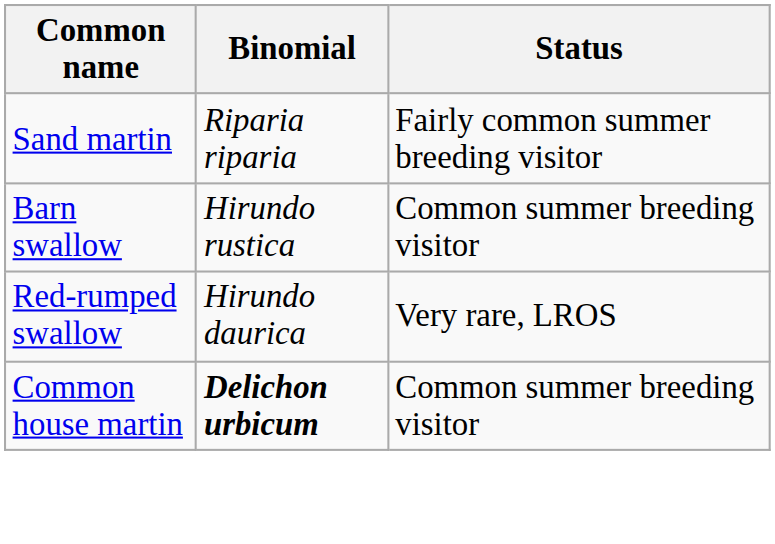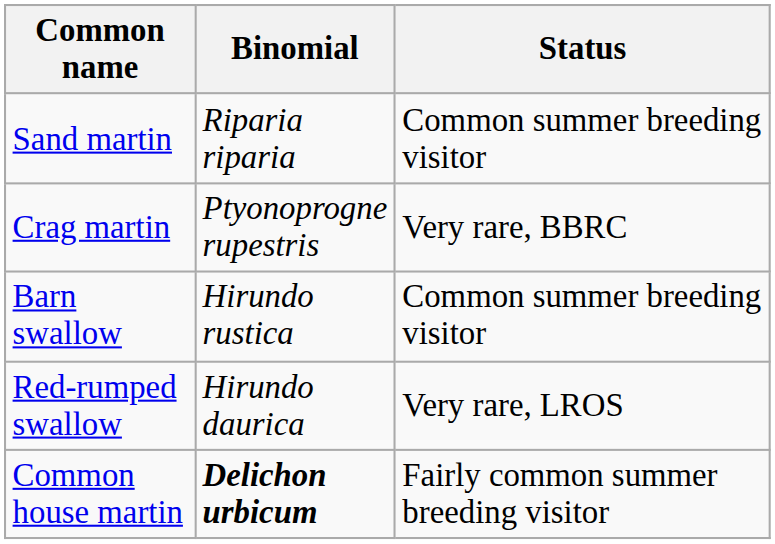(553, 137) Fairly common summer breeding visitor -> (582, 137) Common summer breeding visitor
+ row: (91, 226)
(575, 404) Common summer breeding visitor -> (560, 493) Fairly common summer breeding visitor
